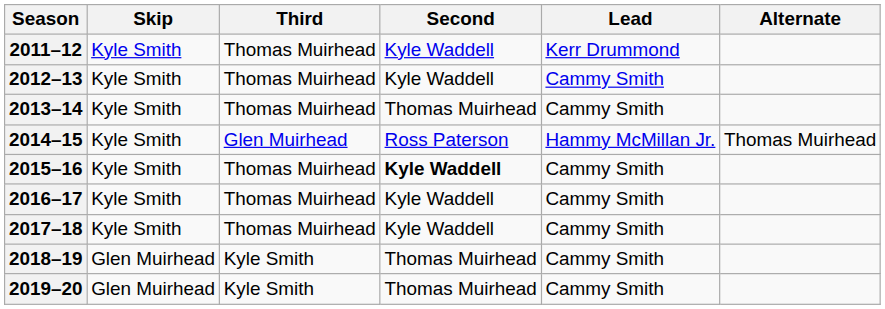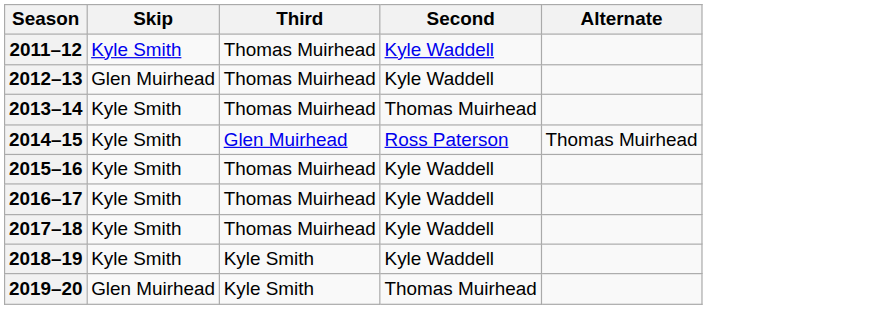- column: (630, 19)
(136, 79) Kyle Smith -> (153, 79) Glen Muirhead
(443, 169) bold -> (439, 169) normal
(153, 259) Glen Muirhead -> (136, 259) Kyle Smith
(461, 259) Thomas Muirhead -> (439, 259) Kyle Waddell
